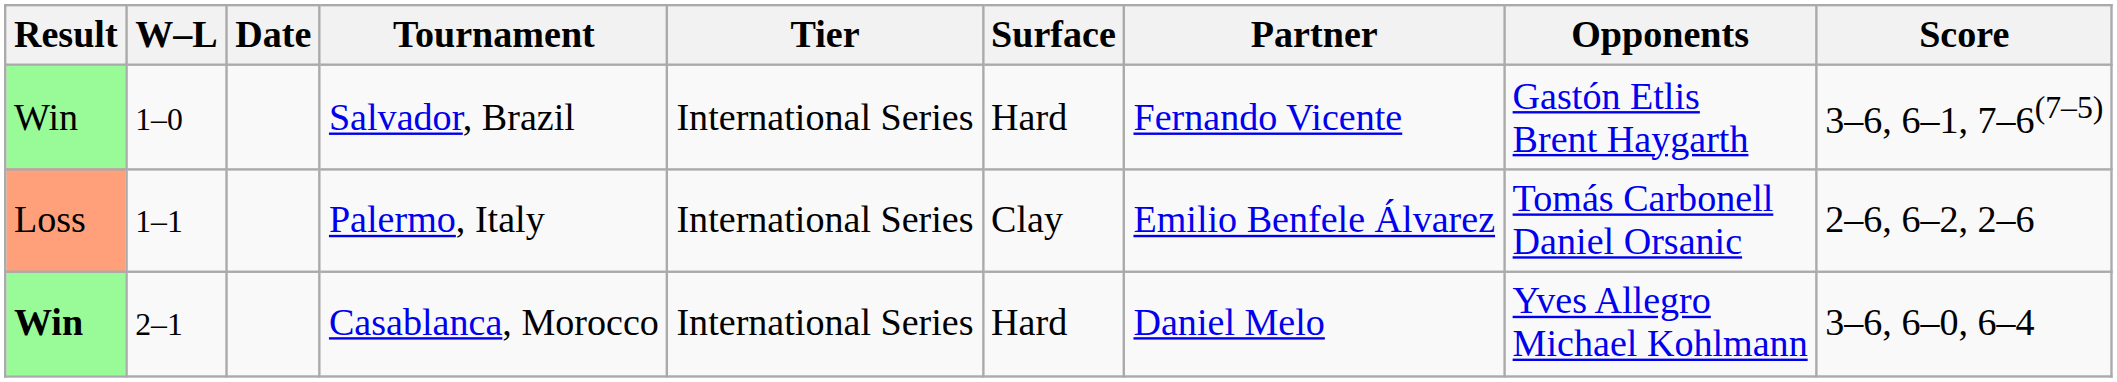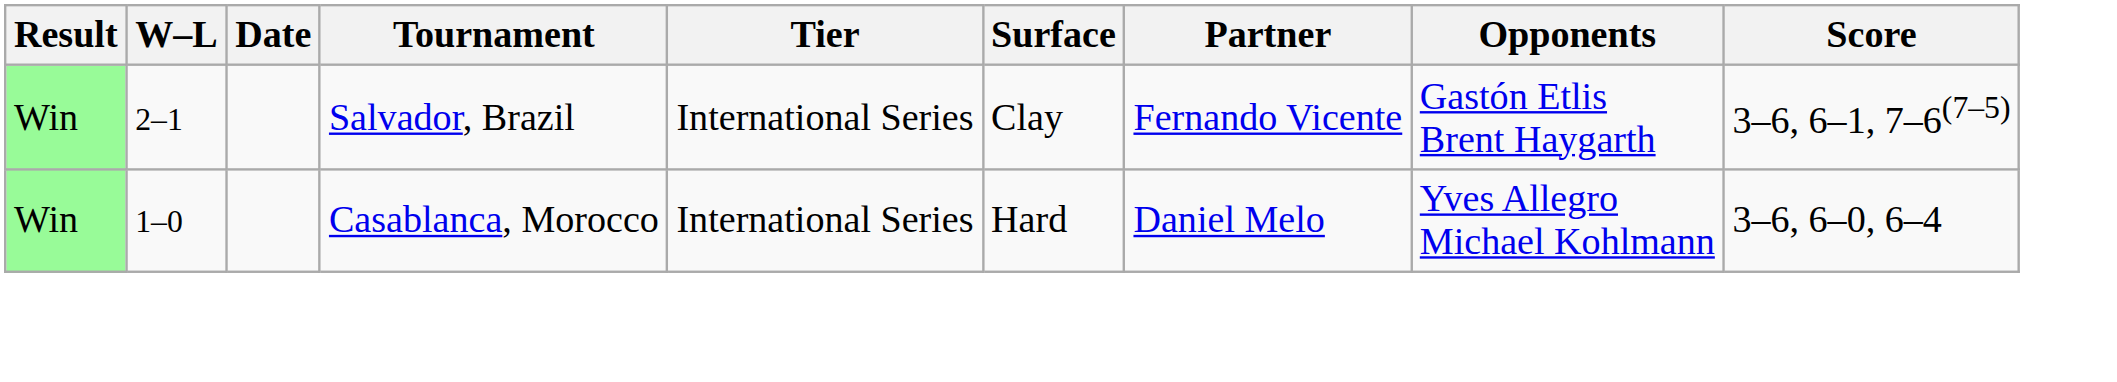(159, 118) 1–0 -> (159, 118) 2–1
(1029, 116) Hard -> (1027, 116) Clay
- row: (437, 219)
(49, 322) bold -> (46, 219) normal
(159, 325) 2–1 -> (159, 222) 1–0
